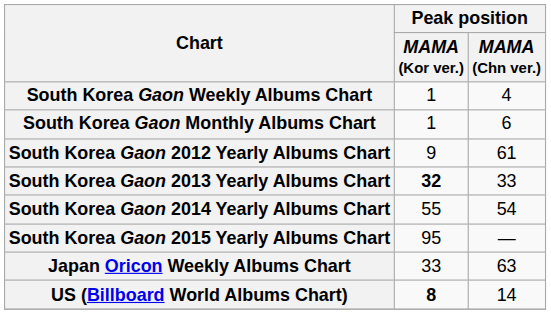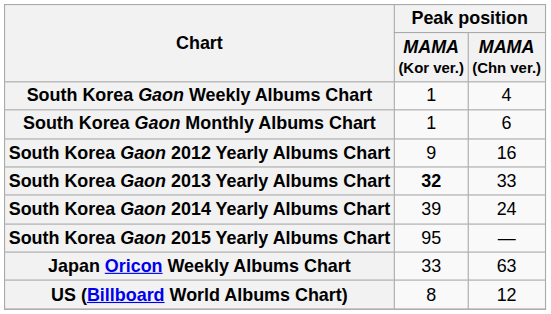(507, 152) 61 -> (507, 152) 16
(431, 209) 55 -> (431, 209) 39
(507, 209) 54 -> (507, 209) 24
(431, 294) bold -> (431, 294) normal
(507, 294) 14 -> (507, 294) 12
